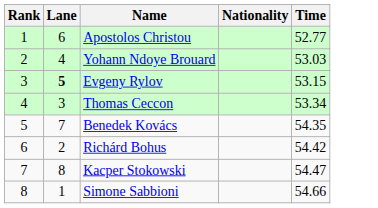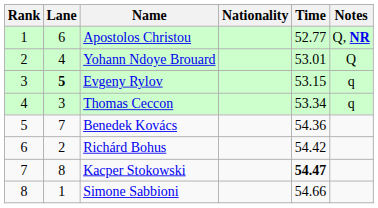+ column: (351, 15)
(311, 59) 53.03 -> (311, 59) 53.01
(311, 125) 54.35 -> (311, 125) 54.36
(311, 170) normal -> (311, 170) bold
